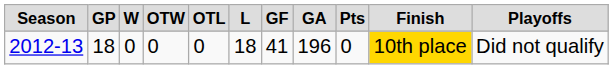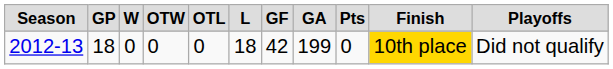(277, 47) 41 -> (277, 47) 42
(314, 47) 196 -> (314, 47) 199
